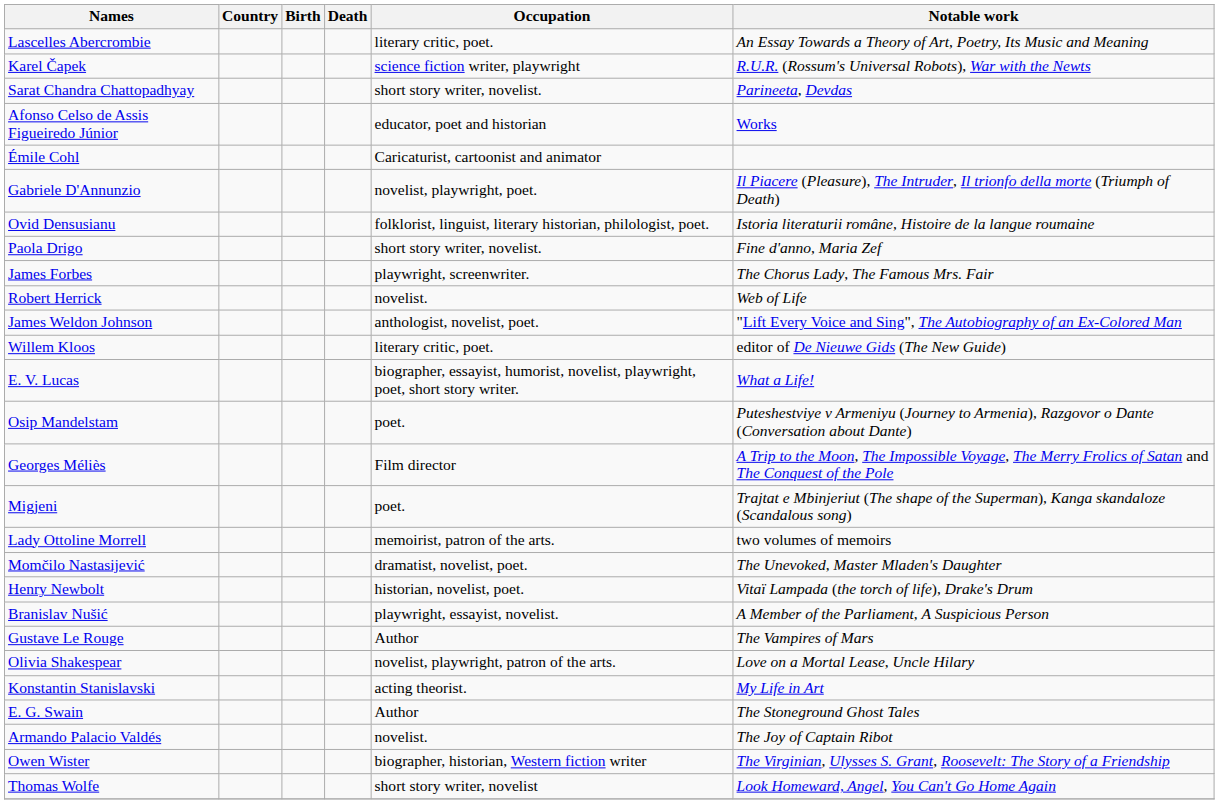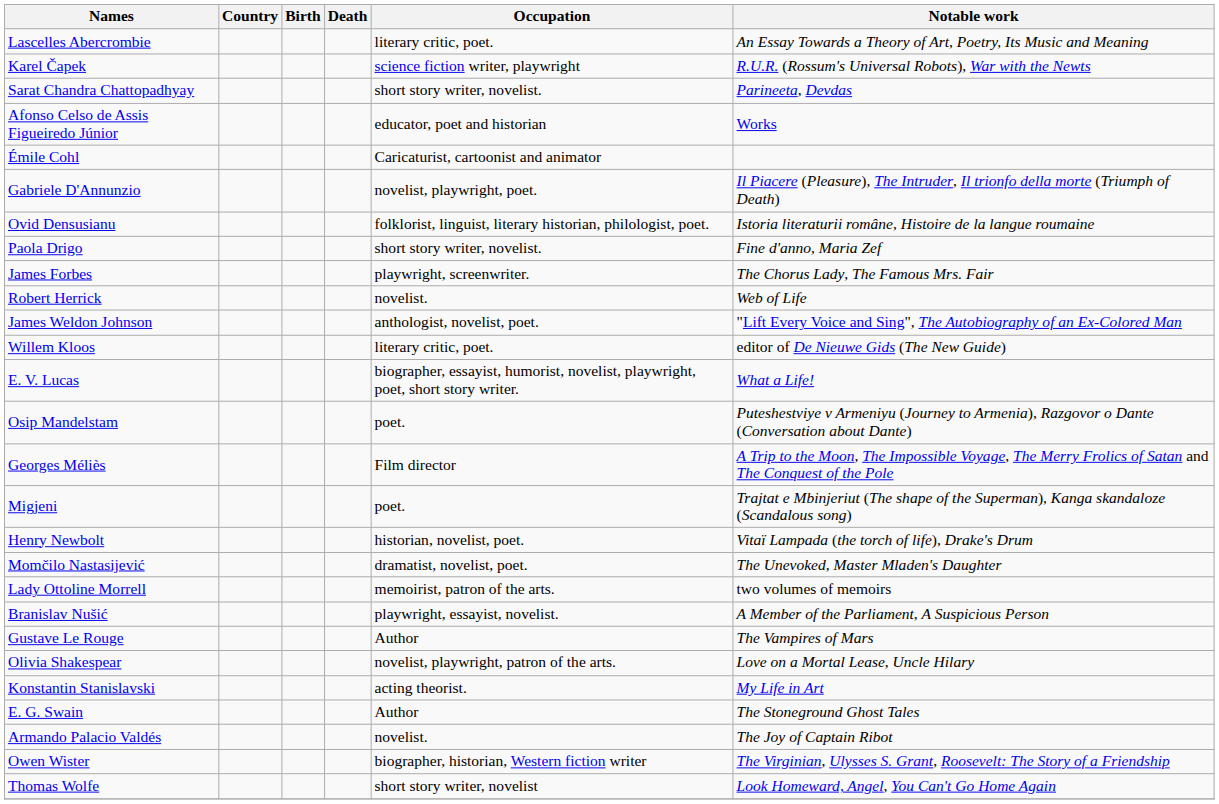rows swapped: (77, 540) <-> (56, 589)
